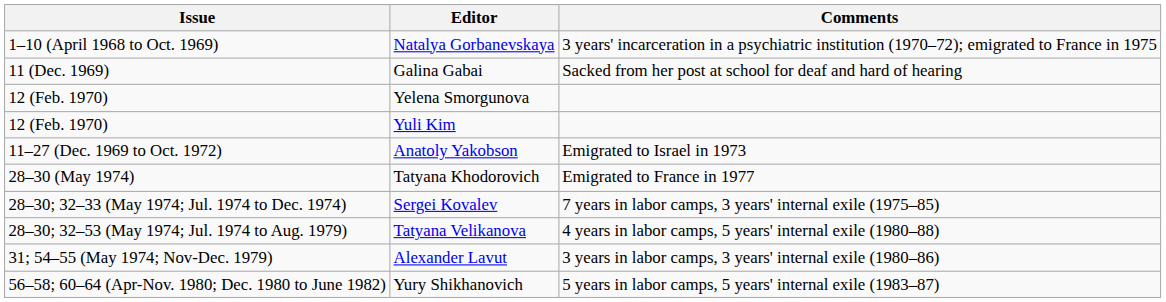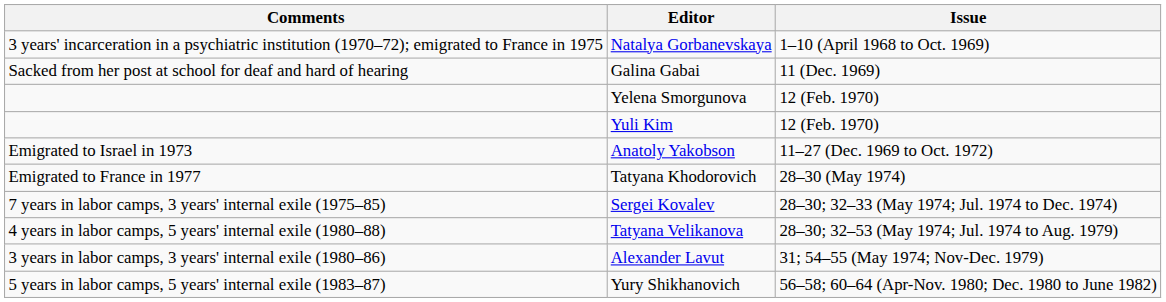columns swapped: (197, 17) <-> (860, 17)
